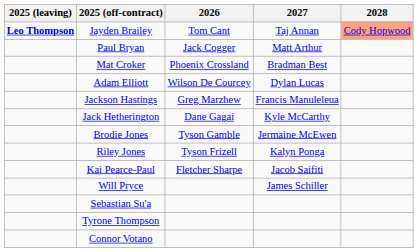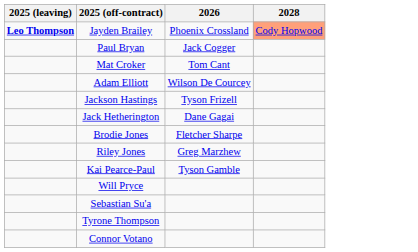- column: (297, 13)
(209, 30) Tom Cant -> (209, 30) Phoenix Crossland
(209, 65) Phoenix Crossland -> (209, 65) Tom Cant
(209, 100) Greg Marzhew -> (209, 100) Tyson Frizell
(209, 134) Tyson Gamble -> (209, 134) Fletcher Sharpe
(209, 152) Tyson Frizell -> (209, 152) Greg Marzhew
(209, 169) Fletcher Sharpe -> (209, 169) Tyson Gamble
